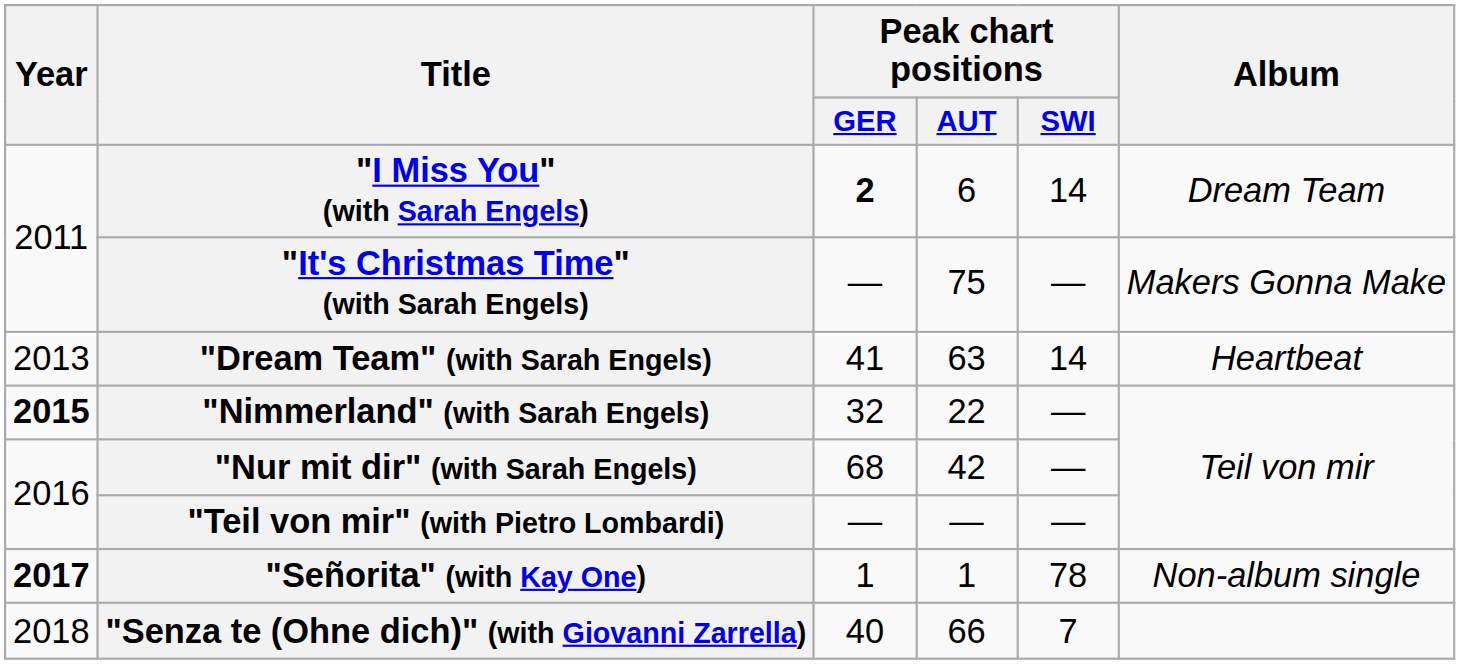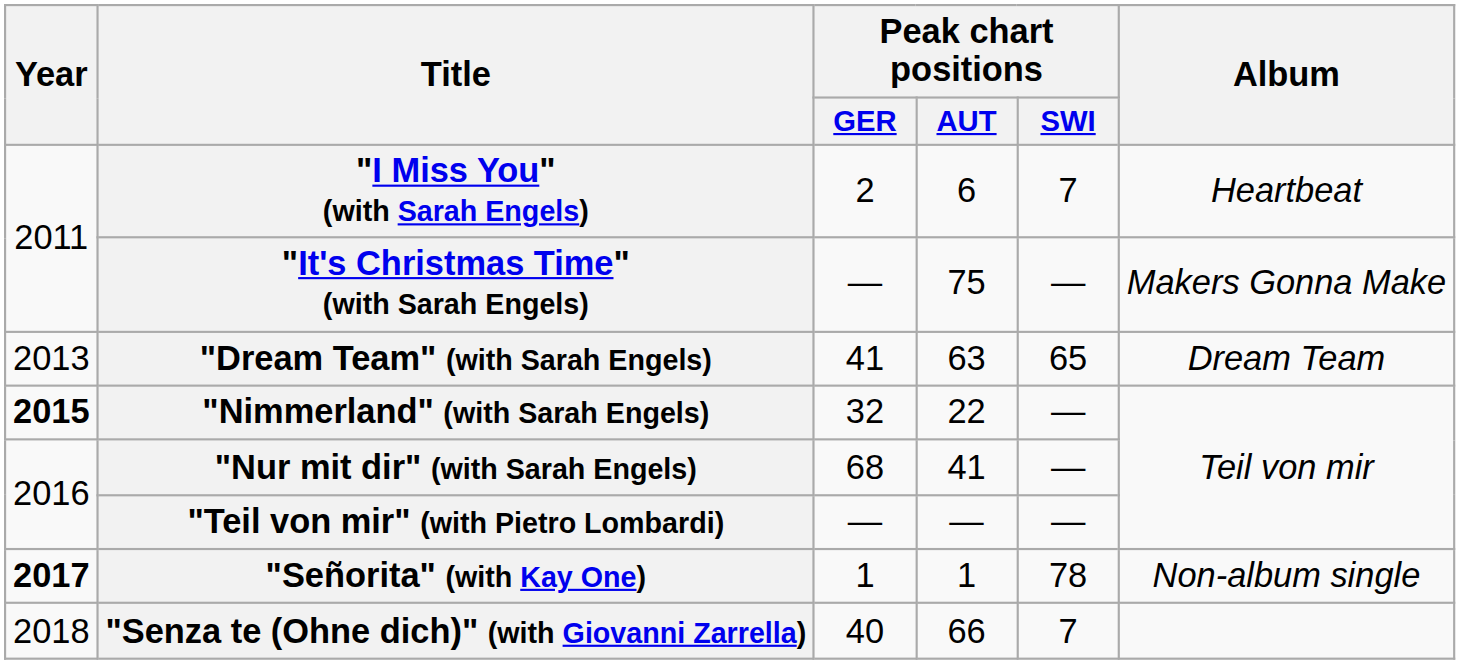(865, 190) bold -> (865, 190) normal
(1068, 190) 14 -> (1068, 190) 7
(1286, 190) Dream Team -> (1286, 190) Heartbeat
(1068, 357) 14 -> (1068, 357) 65
(1286, 357) Heartbeat -> (1286, 357) Dream Team
(967, 466) 42 -> (967, 466) 41
